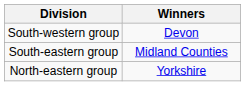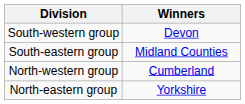+ row: (63, 71)
